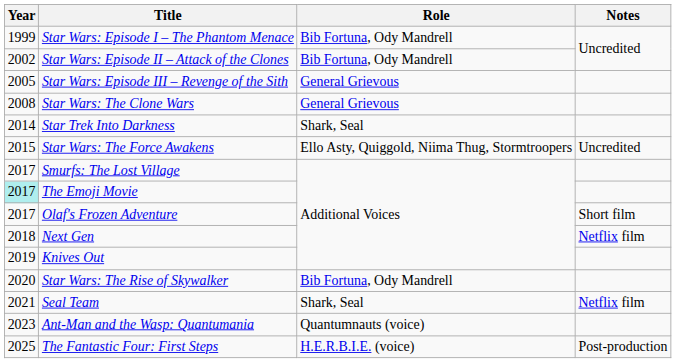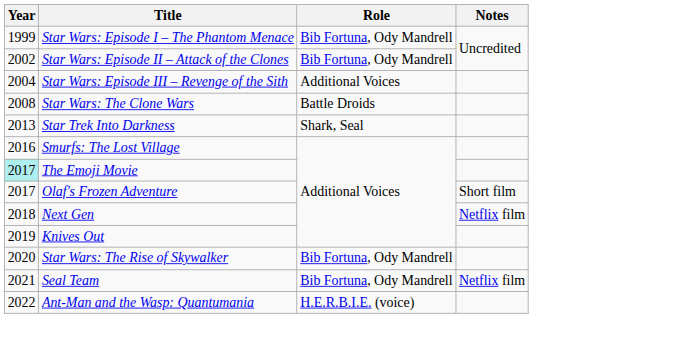(22, 81) 2005 -> (22, 81) 2004
(350, 81) General Grievous -> (350, 81) Additional Voices
(350, 103) General Grievous -> (338, 103) Battle Droids
(22, 125) 2014 -> (22, 125) 2013
- row: (128, 147)
(22, 170) 2017 -> (22, 147) 2016
(332, 302) Shark, Seal -> (376, 280) Bib Fortuna, Ody Mandrell
(22, 324) 2023 -> (22, 302) 2022
(362, 324) Quantumnauts (voice) -> (357, 302) H.E.R.B.I.E. (voice)
- row: (130, 346)
